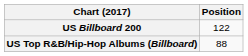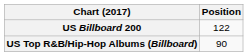(221, 43) 88 -> (221, 43) 90
